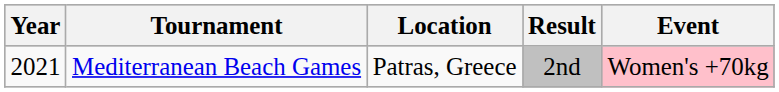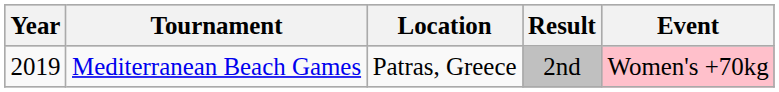(36, 66) 2021 -> (36, 66) 2019
